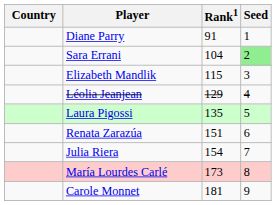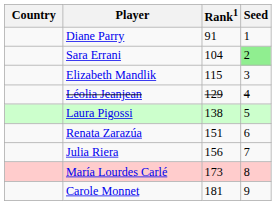(214, 113) 135 -> (214, 113) 138
(214, 152) 154 -> (214, 152) 156
